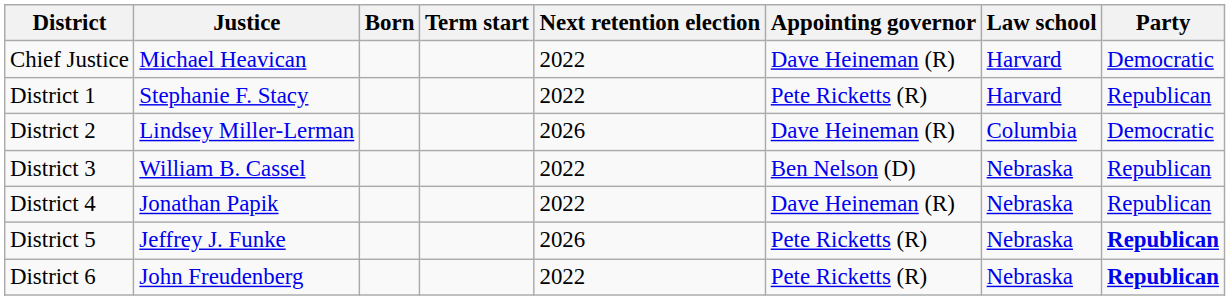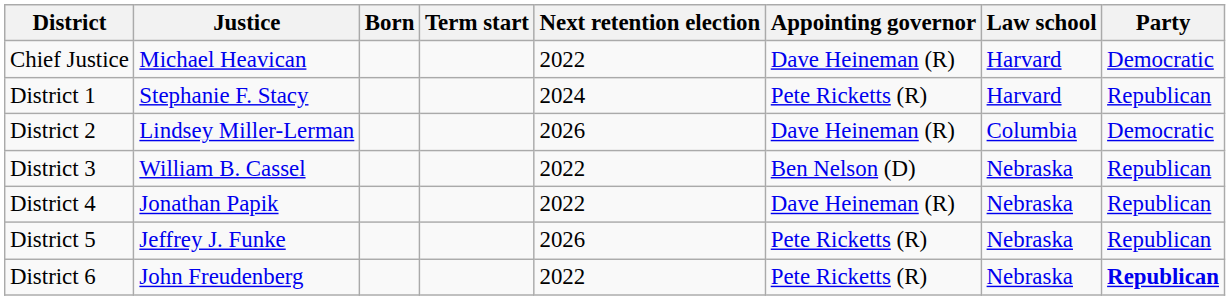(562, 95) 2022 -> (562, 95) 2024
(1163, 240) bold -> (1159, 240) normal
